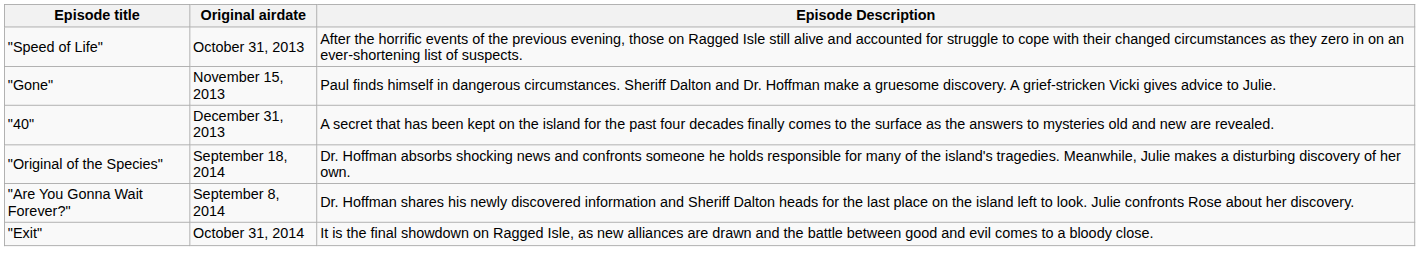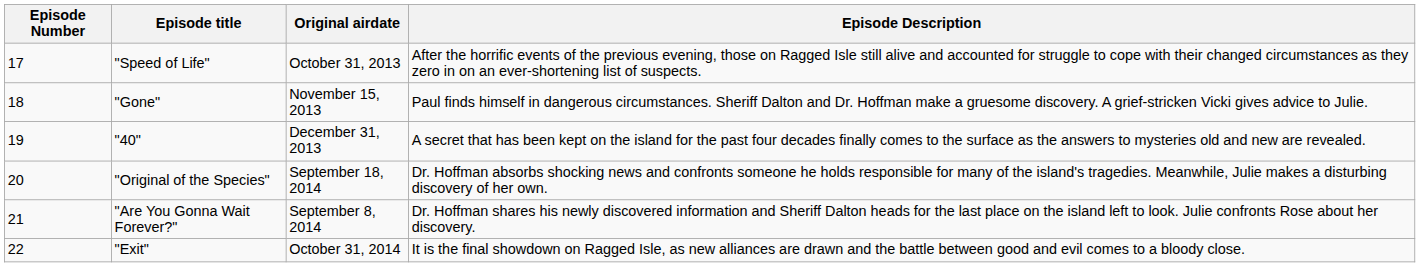+ column: (58, 24)
